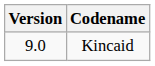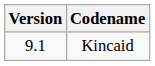(35, 46) 9.0 -> (35, 46) 9.1
